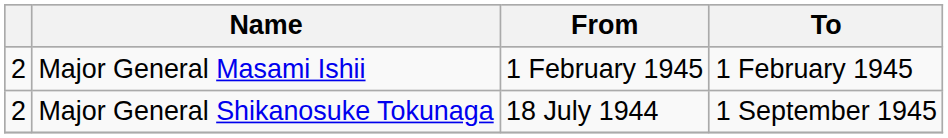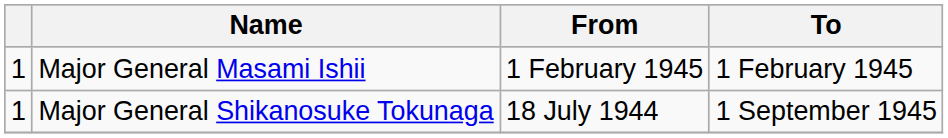(19, 68) 2 -> (19, 68) 1
(19, 111) 2 -> (19, 111) 1
